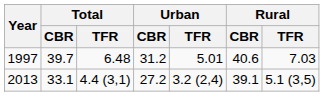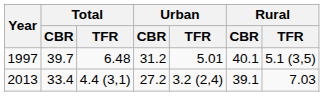(246, 58) 40.6 -> (246, 58) 40.1
(303, 58) 7.03 -> (290, 58) 5.1 (3,5)
(60, 79) 33.1 -> (60, 79) 33.4
(290, 79) 5.1 (3,5) -> (303, 79) 7.03
